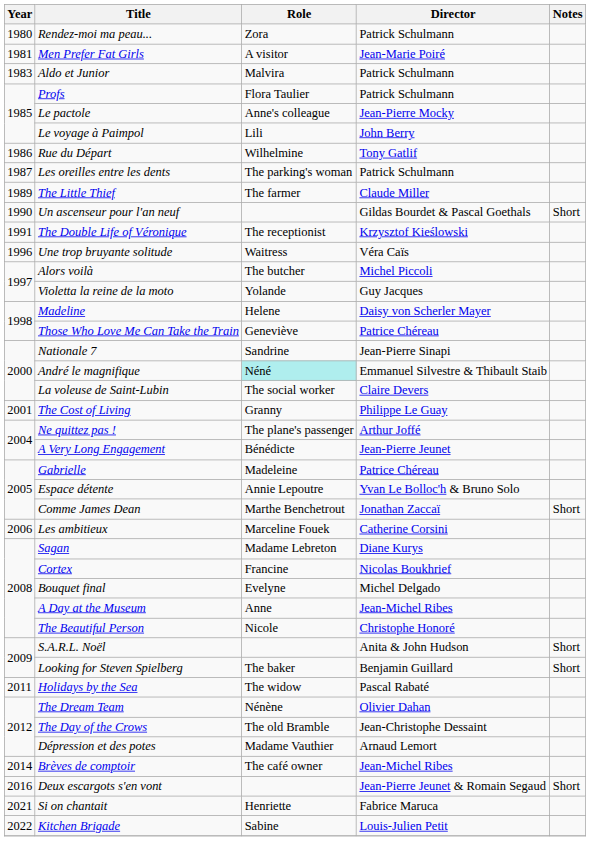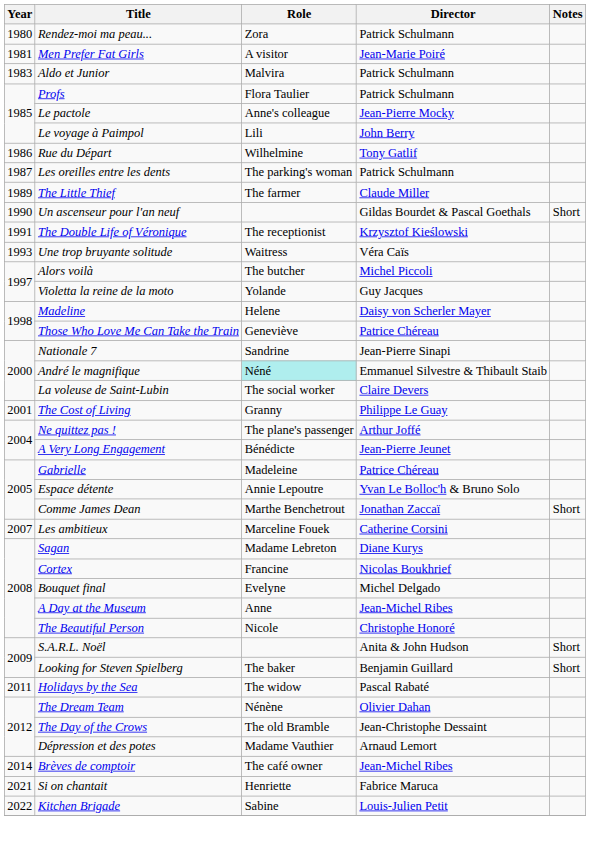(20, 251) 1996 -> (20, 251) 1993
(20, 529) 2006 -> (20, 529) 2007
- row: (100, 786)
